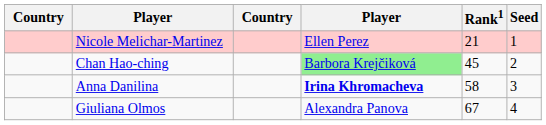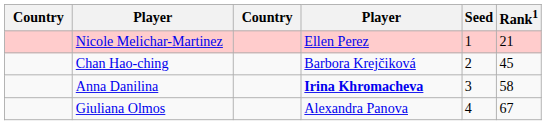columns swapped: (484, 17) <-> (524, 17)
(360, 64) lightgreen background -> (360, 64) no background
